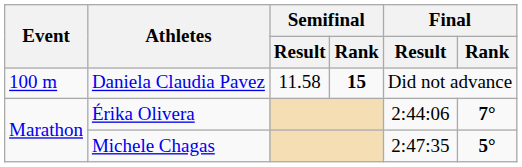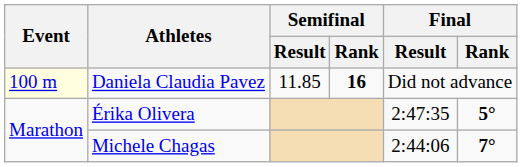(33, 83) no background -> (33, 83) lightyellow background
(300, 83) 11.58 -> (300, 83) 11.85
(357, 83) 15 -> (357, 83) 16
(420, 114) 2:44:06 -> (420, 114) 2:47:35
(487, 114) 7° -> (487, 114) 5°
(420, 145) 2:47:35 -> (420, 145) 2:44:06
(487, 145) 5° -> (487, 145) 7°
